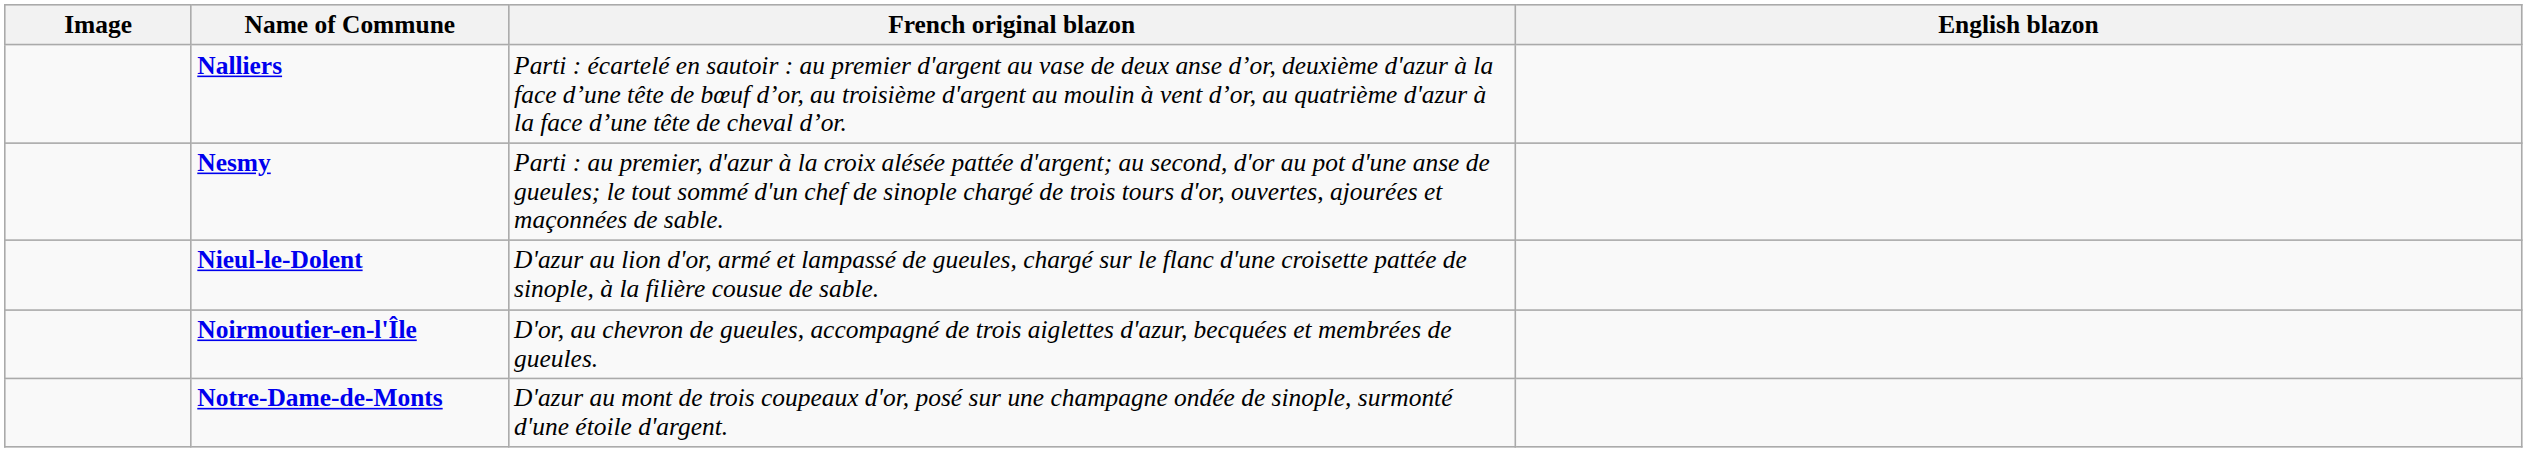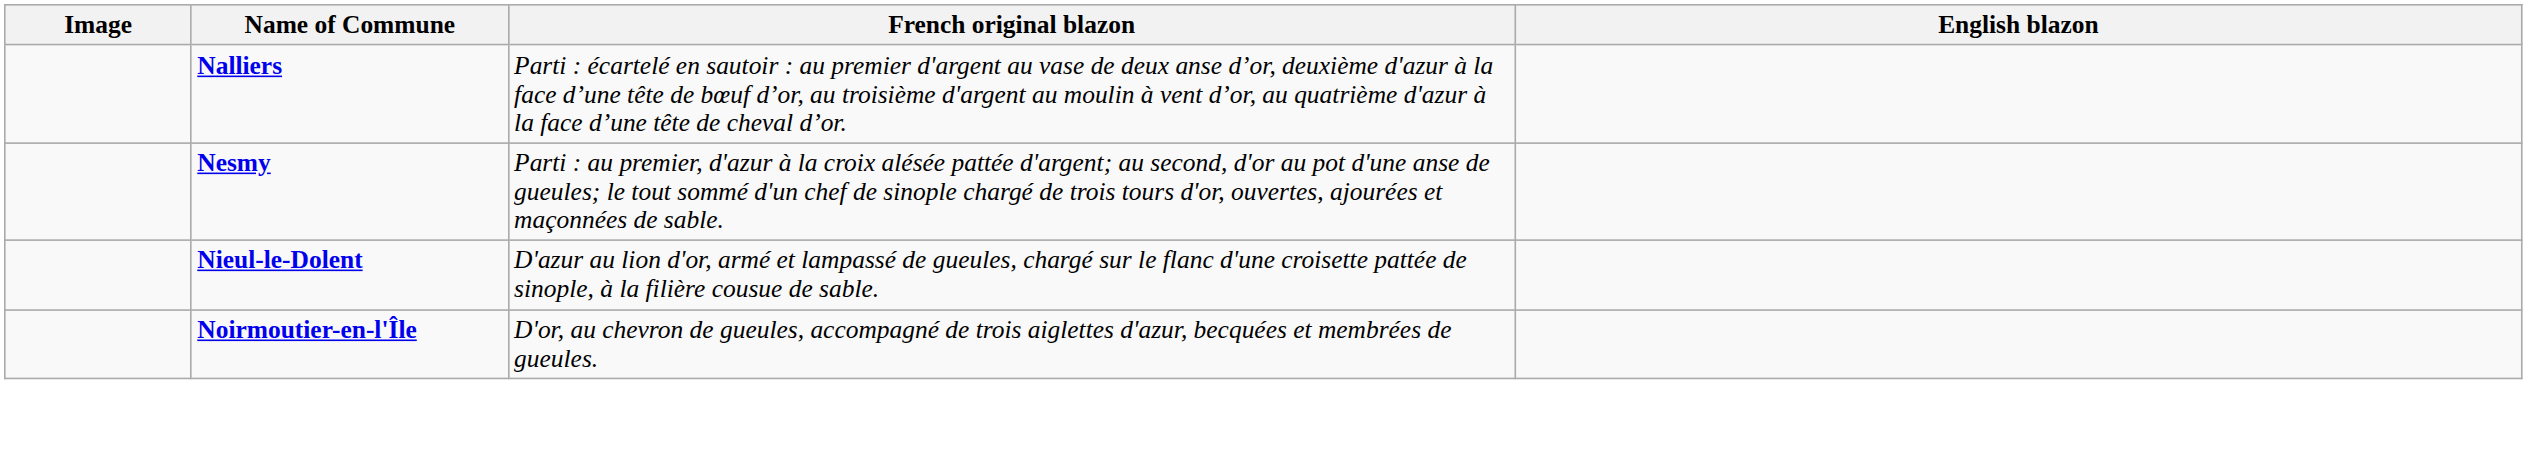- row: (320, 398)
